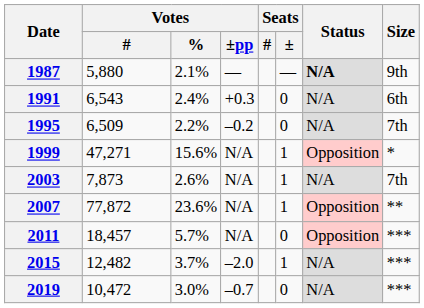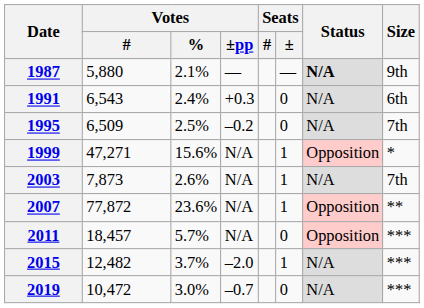(192, 126) 2.2% -> (192, 126) 2.5%
